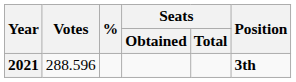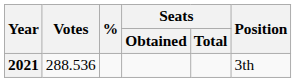(71, 65) 288.596 -> (71, 65) 288.536
(245, 65) bold -> (244, 65) normal
